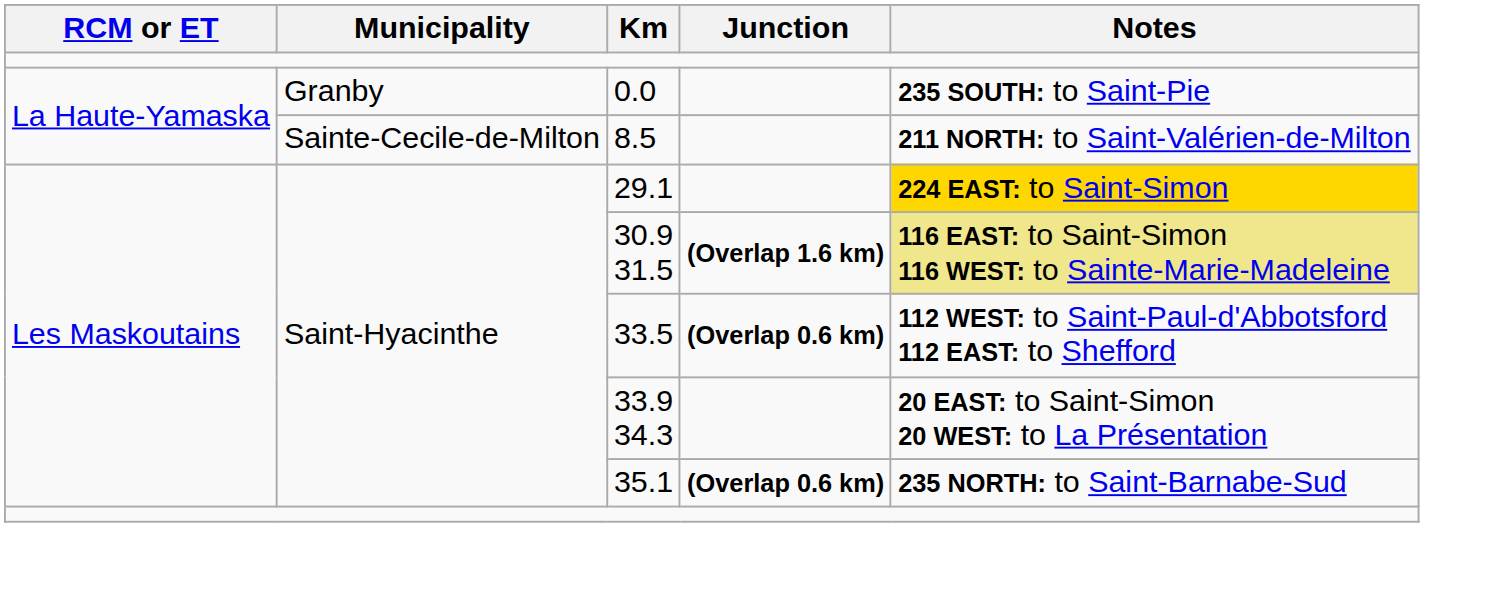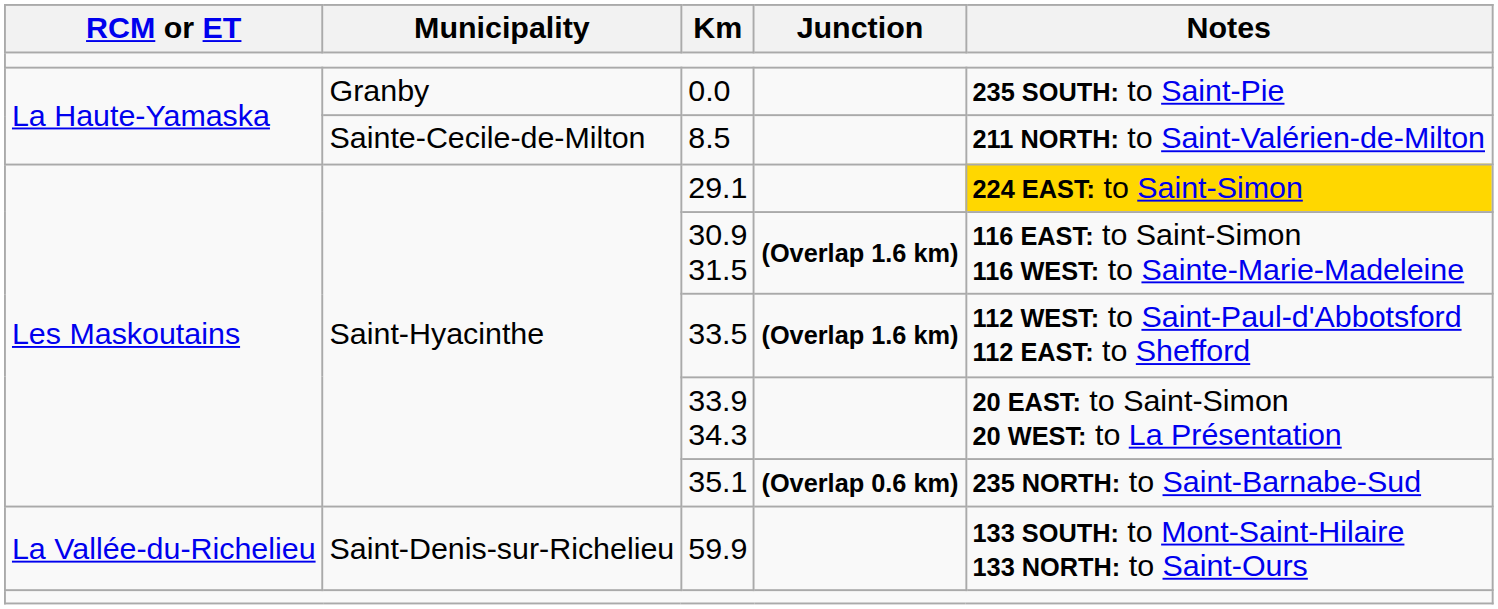(1144, 252) khaki background -> (1218, 252) no background
(786, 336) (Overlap 0.6 km) -> (860, 336) (Overlap 1.6 km)
+ row: (502, 548)
